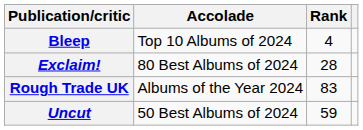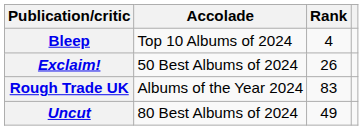(218, 64) 80 Best Albums of 2024 -> (218, 64) 50 Best Albums of 2024
(329, 64) 28 -> (329, 64) 26
(218, 112) 50 Best Albums of 2024 -> (218, 112) 80 Best Albums of 2024
(329, 112) 59 -> (329, 112) 49
